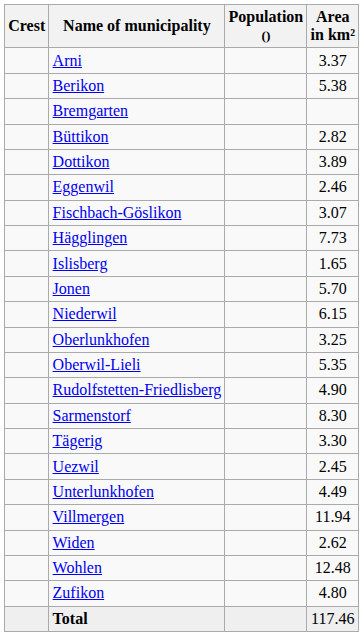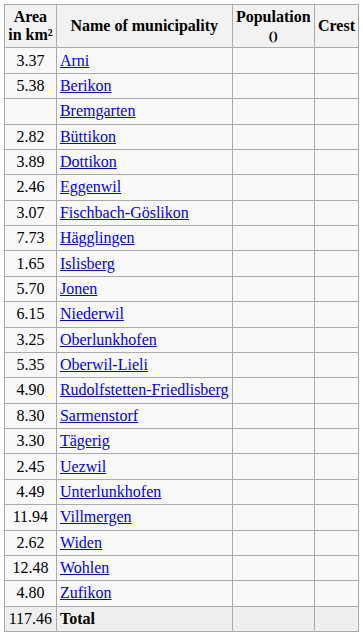columns swapped: (27, 26) <-> (333, 26)
